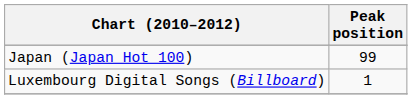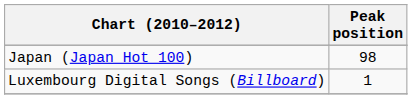(368, 57) 99 -> (368, 57) 98
